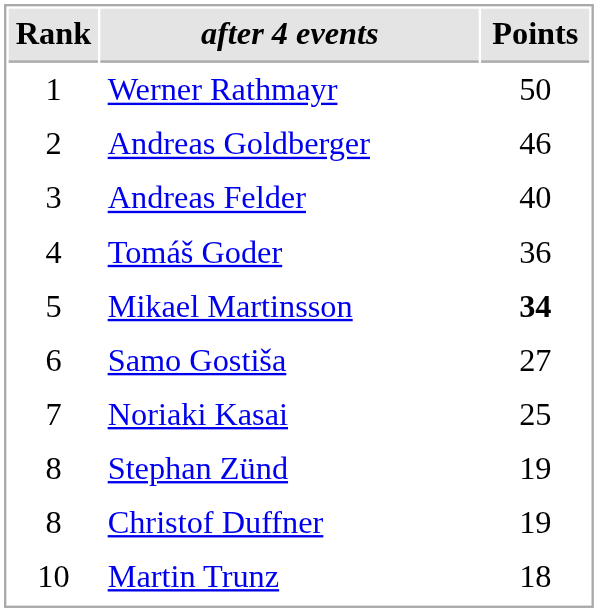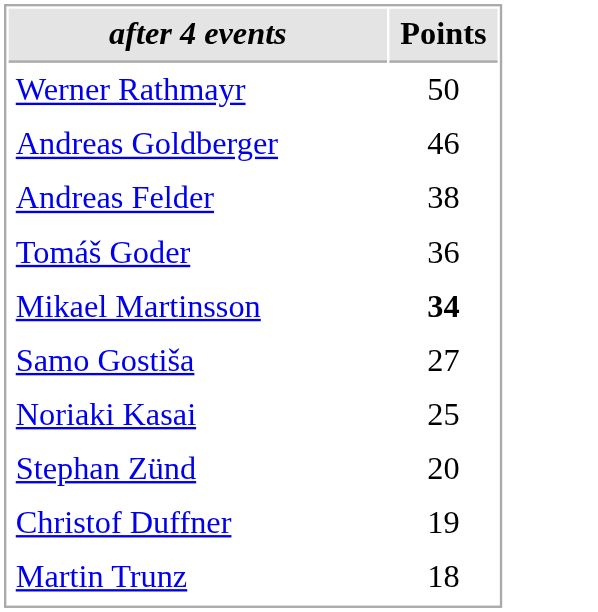- column: (53, 33)
(535, 198) 40 -> (443, 198) 38
(535, 468) 19 -> (443, 468) 20
